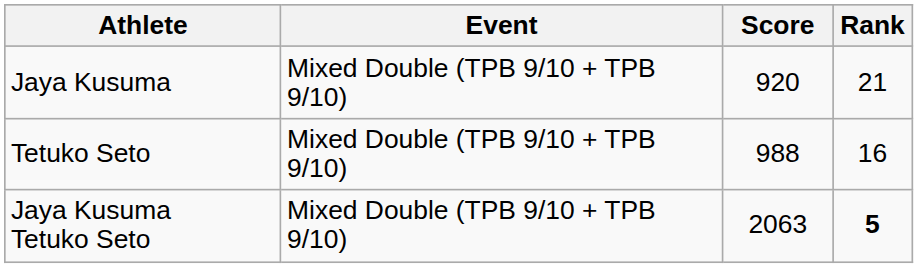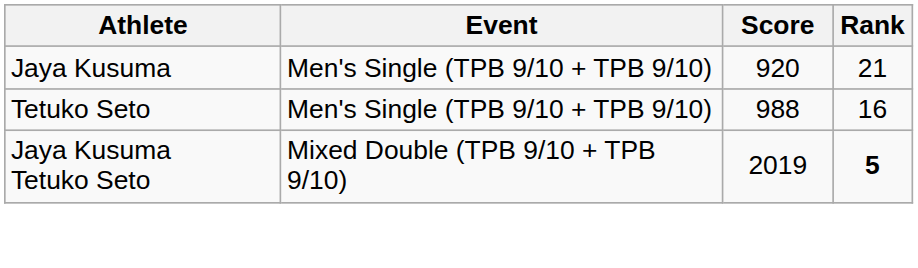(471, 82) Mixed Double (TPB 9/10 + TPB 9/10) -> (500, 67) Men's Single (TPB 9/10 + TPB 9/10)
(471, 153) Mixed Double (TPB 9/10 + TPB 9/10) -> (500, 109) Men's Single (TPB 9/10 + TPB 9/10)
(778, 225) 2063 -> (778, 165) 2019
